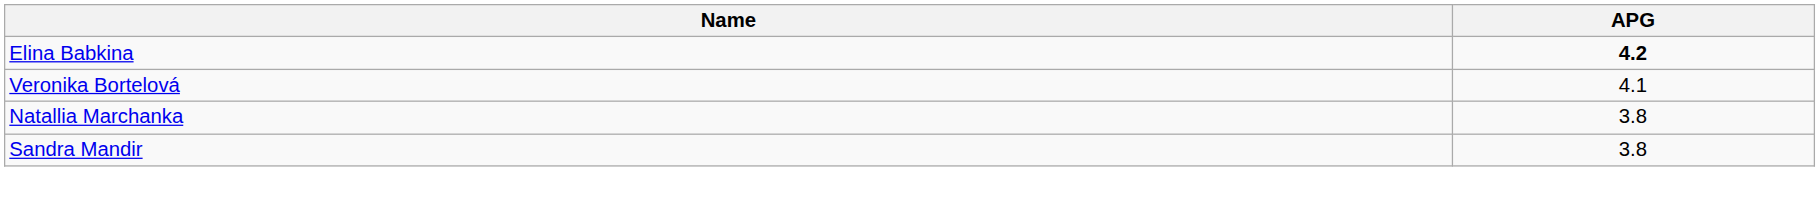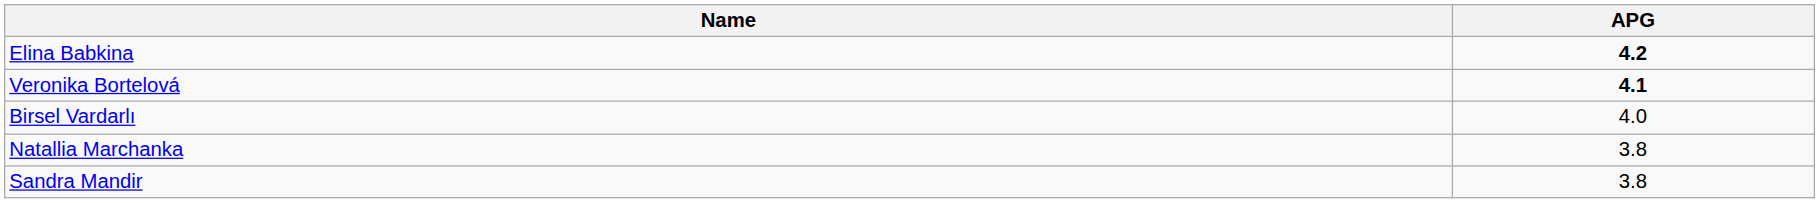(1633, 85) normal -> (1633, 85) bold
+ row: (72, 117)
